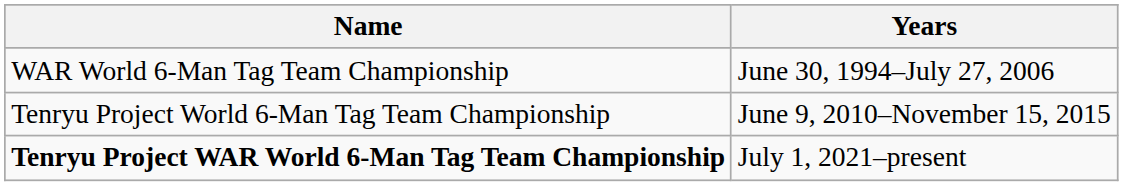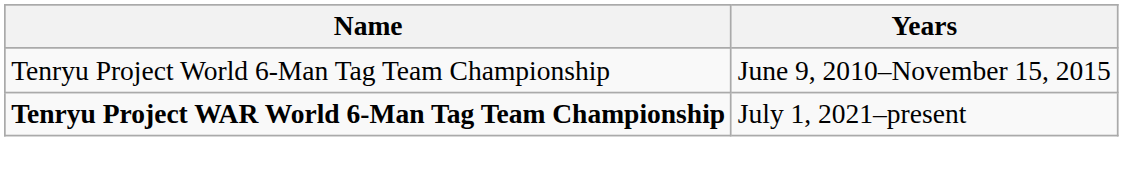- row: (260, 69)
